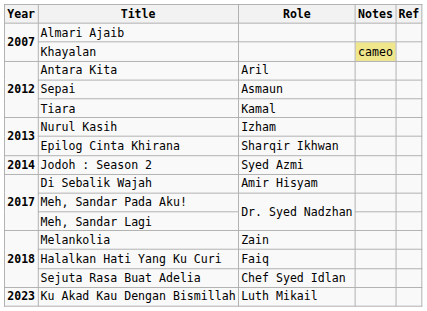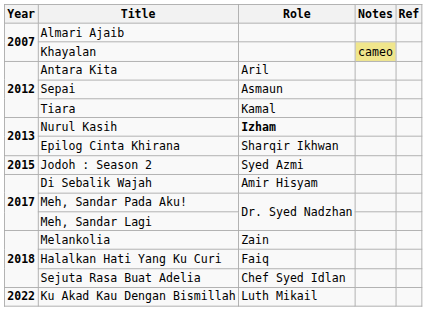(259, 127) normal -> (259, 127) bold
(21, 165) 2014 -> (21, 165) 2015
(21, 297) 2023 -> (21, 297) 2022
